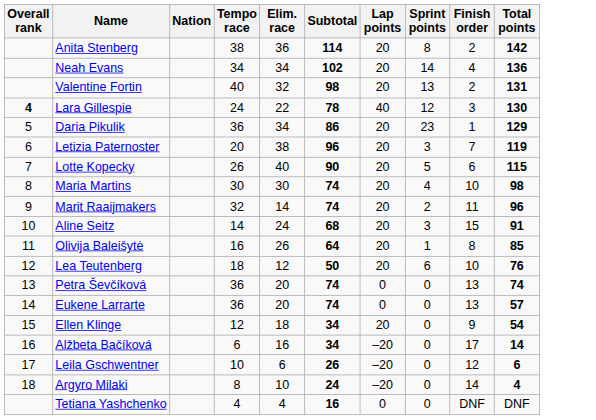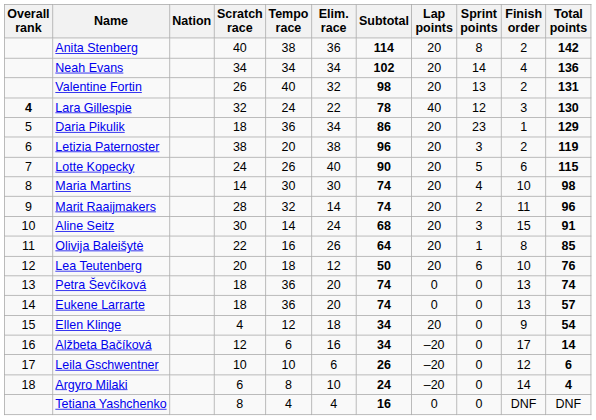+ column: (240, 21)
(472, 147) 7 -> (524, 147) 2
